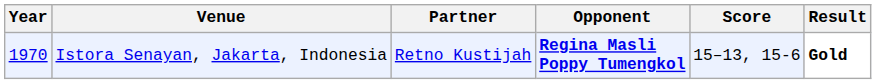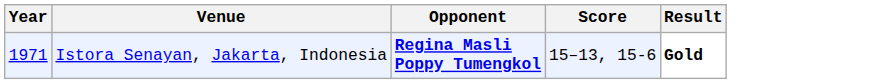- column: (463, 18)
(28, 55) 1970 -> (28, 55) 1971
